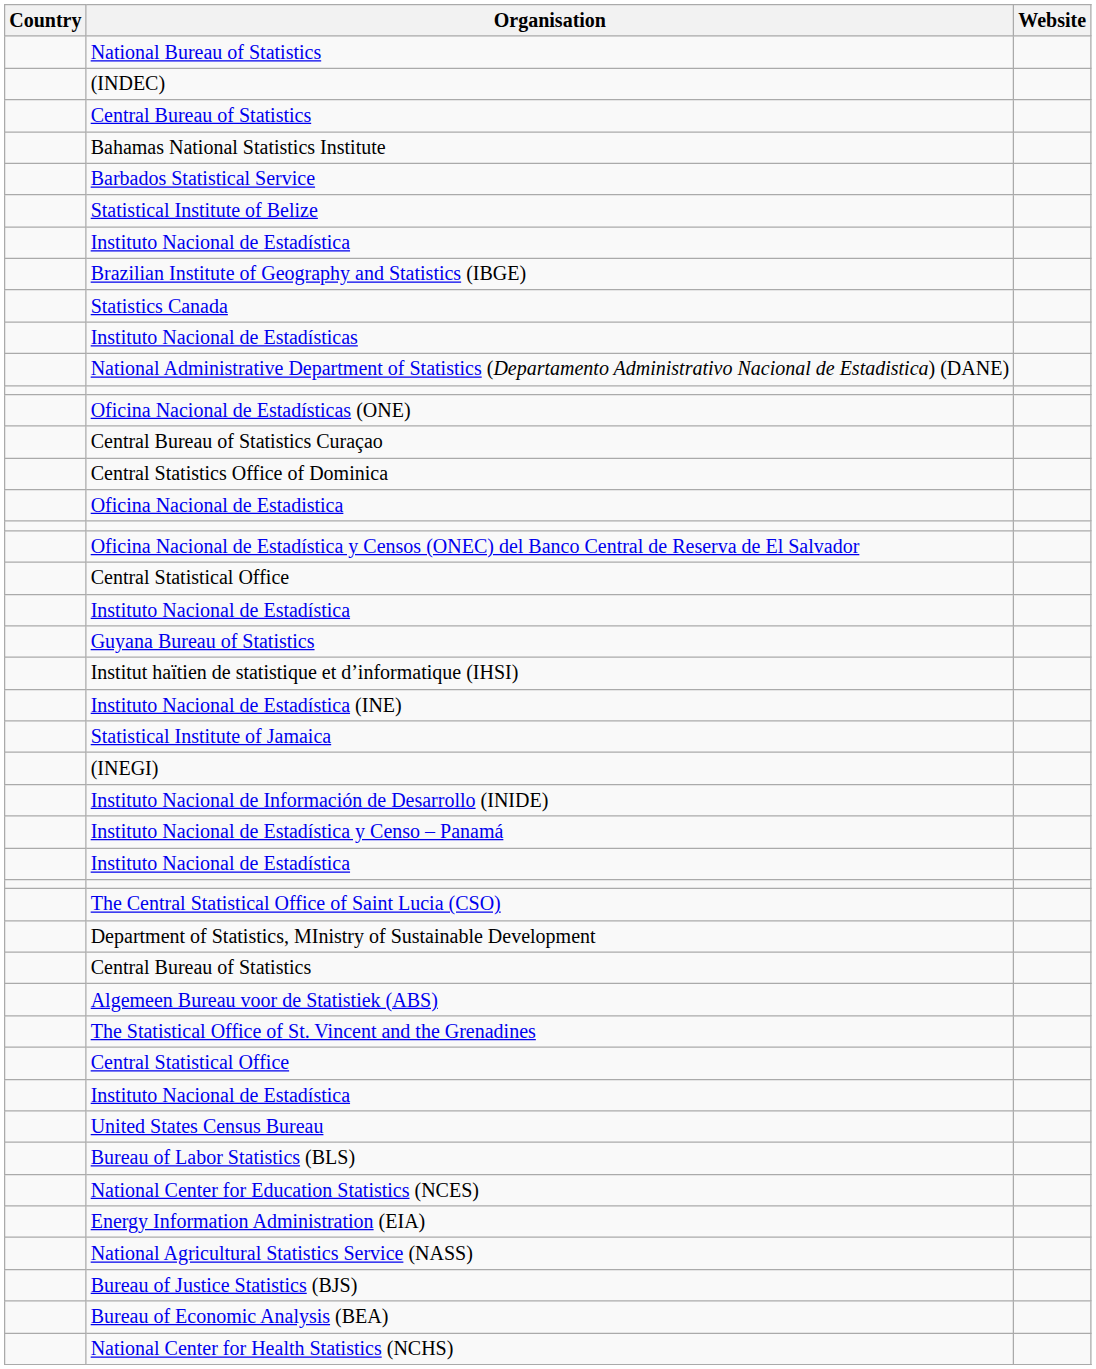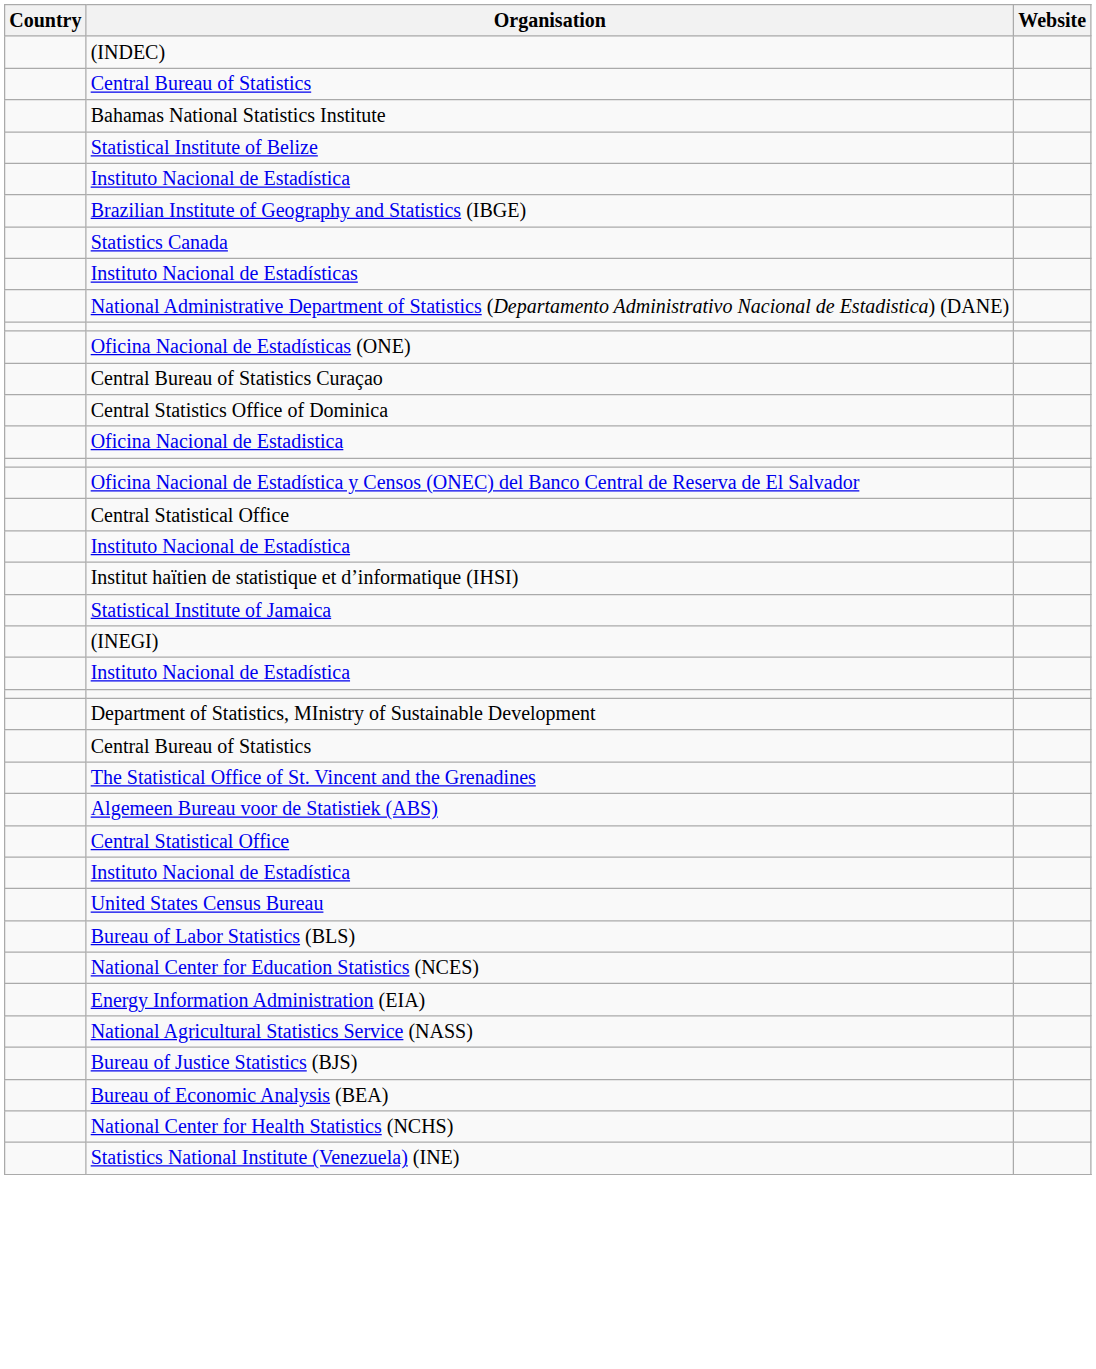- row: (45, 52)
- row: (45, 179)
- row: (45, 642)
- row: (45, 705)
- row: (45, 800)
- row: (45, 832)
- row: (45, 905)
rows swapped: (45, 1031) <-> (45, 1000)
+ row: (45, 1158)
